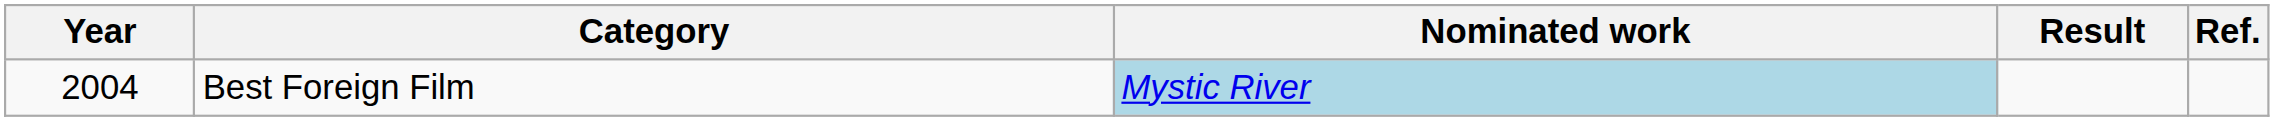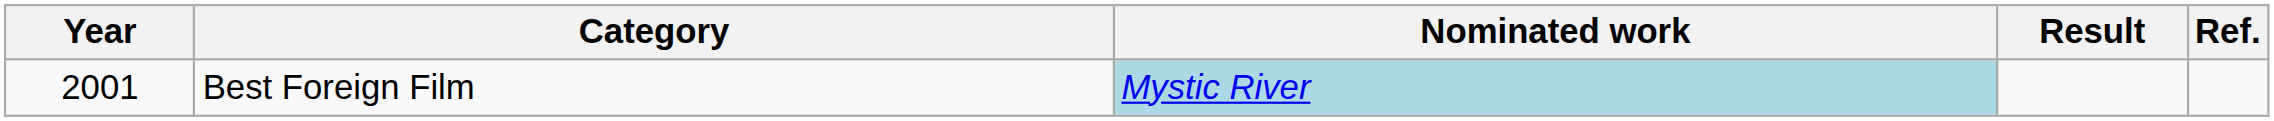(100, 87) 2004 -> (100, 87) 2001
